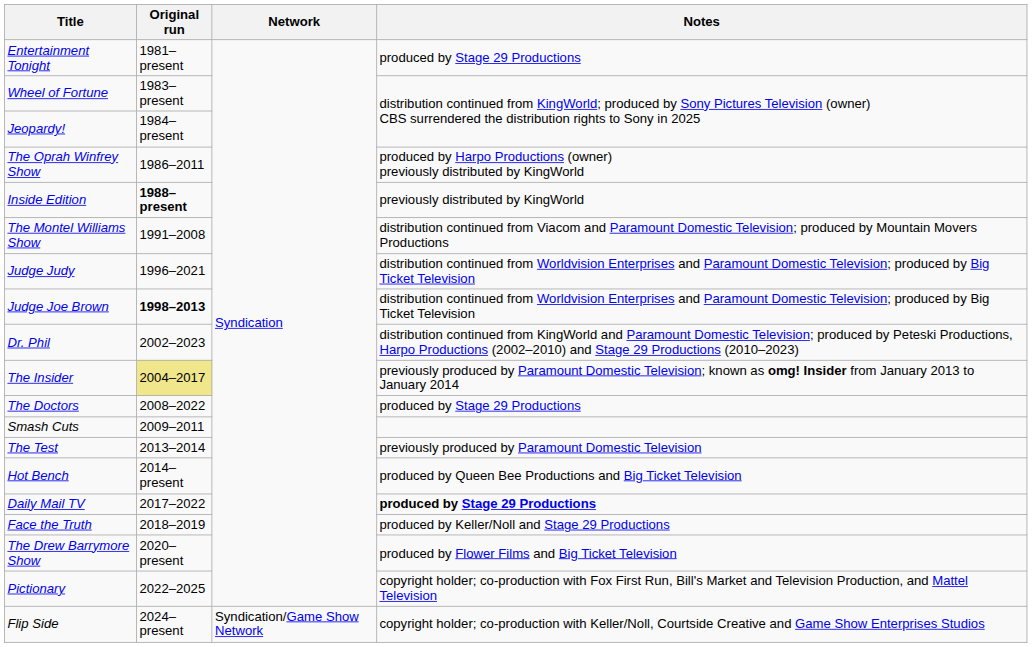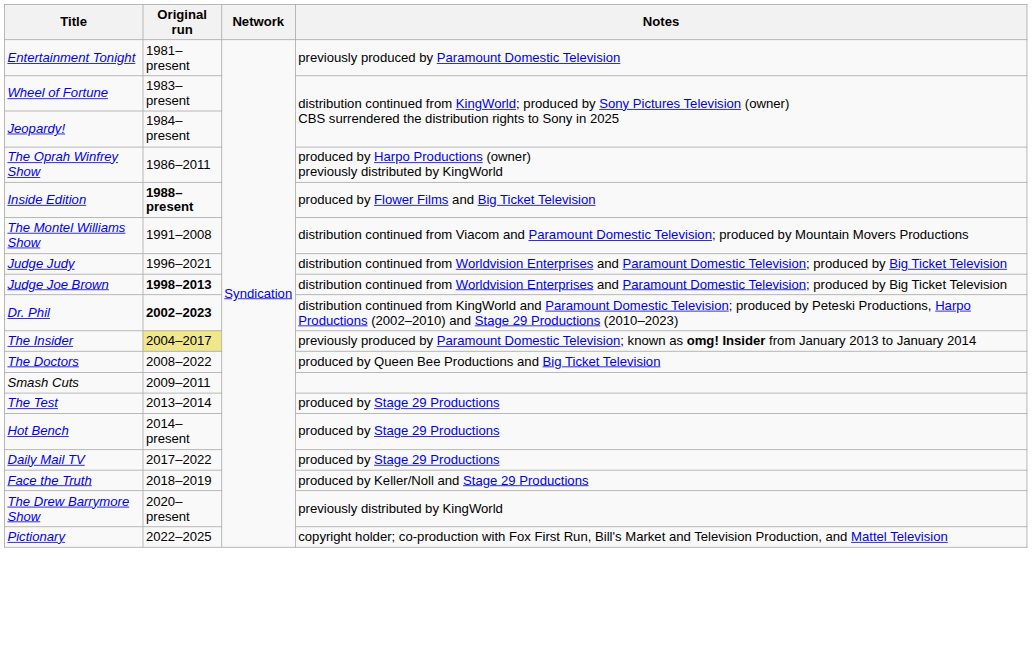(480, 57) produced by Stage 29 Productions -> (459, 57) previously produced by Paramount Domestic Television
(482, 200) previously distributed by KingWorld -> (447, 200) produced by Flower Films and Big Ticket Television
(172, 342) normal -> (179, 312) bold
(480, 406) produced by Stage 29 Productions -> (479, 361) produced by Queen Bee Productions and Big Ticket Television
(540, 447) previously produced by Paramount Domestic Television -> (399, 403) produced by Stage 29 Productions
(561, 475) produced by Queen Bee Productions and Big Ticket Television -> (399, 431) produced by Stage 29 Productions
(488, 504) bold -> (399, 459) normal
(528, 553) produced by Flower Films and Big Ticket Television -> (401, 508) previously distributed by KingWorld
- row: (33, 624)
